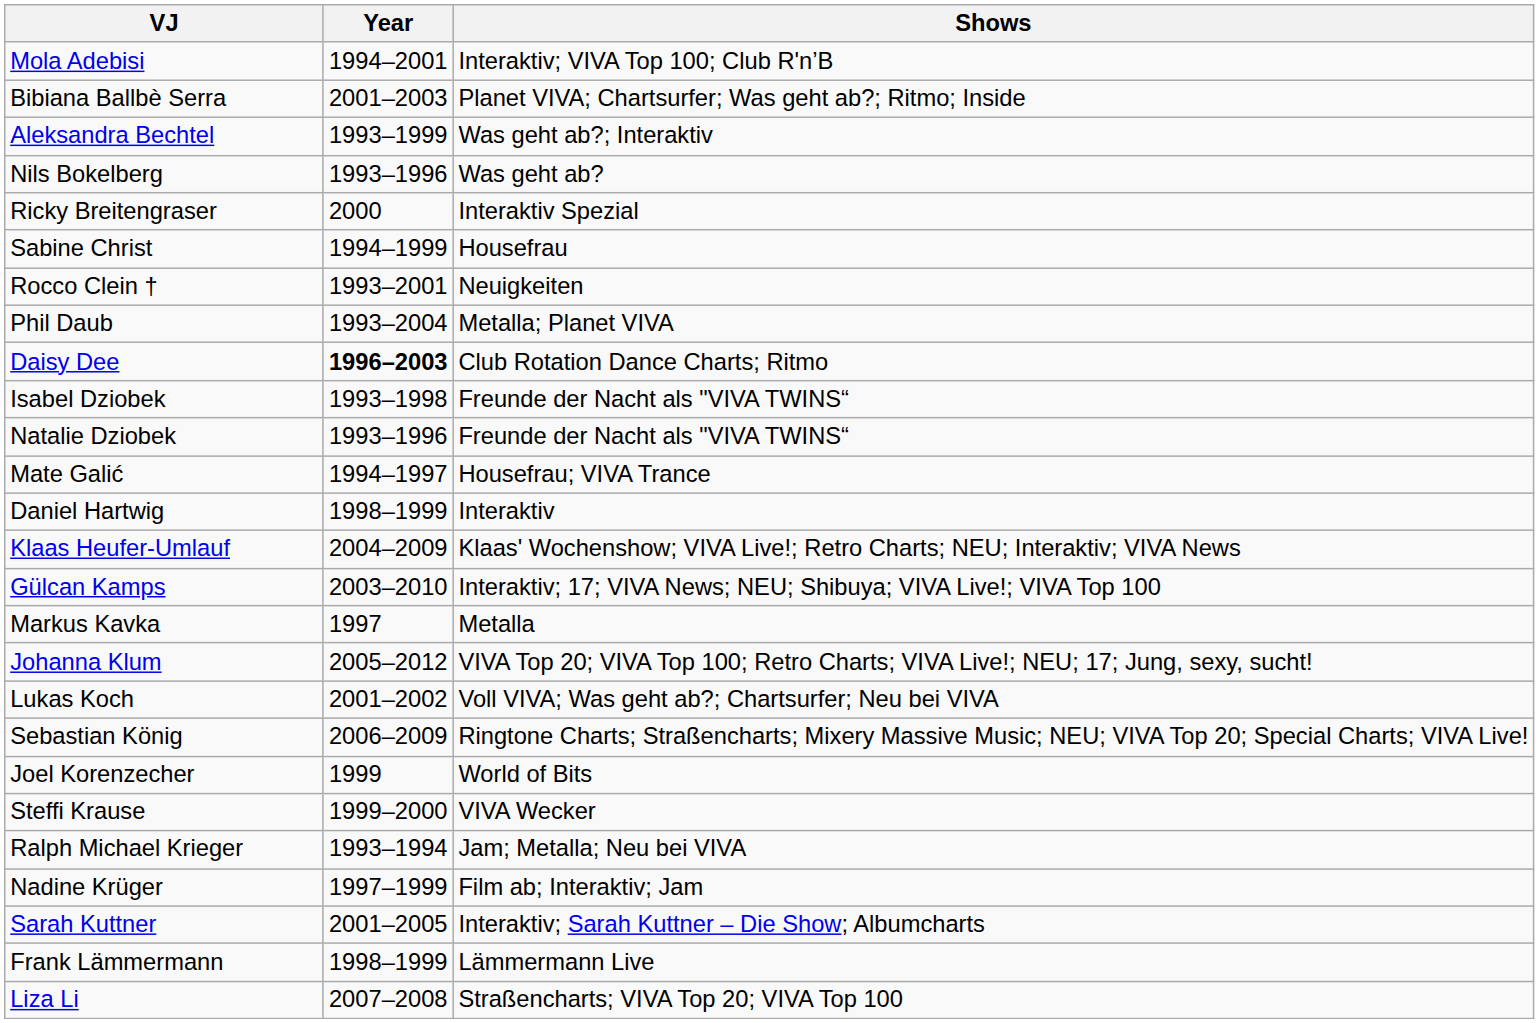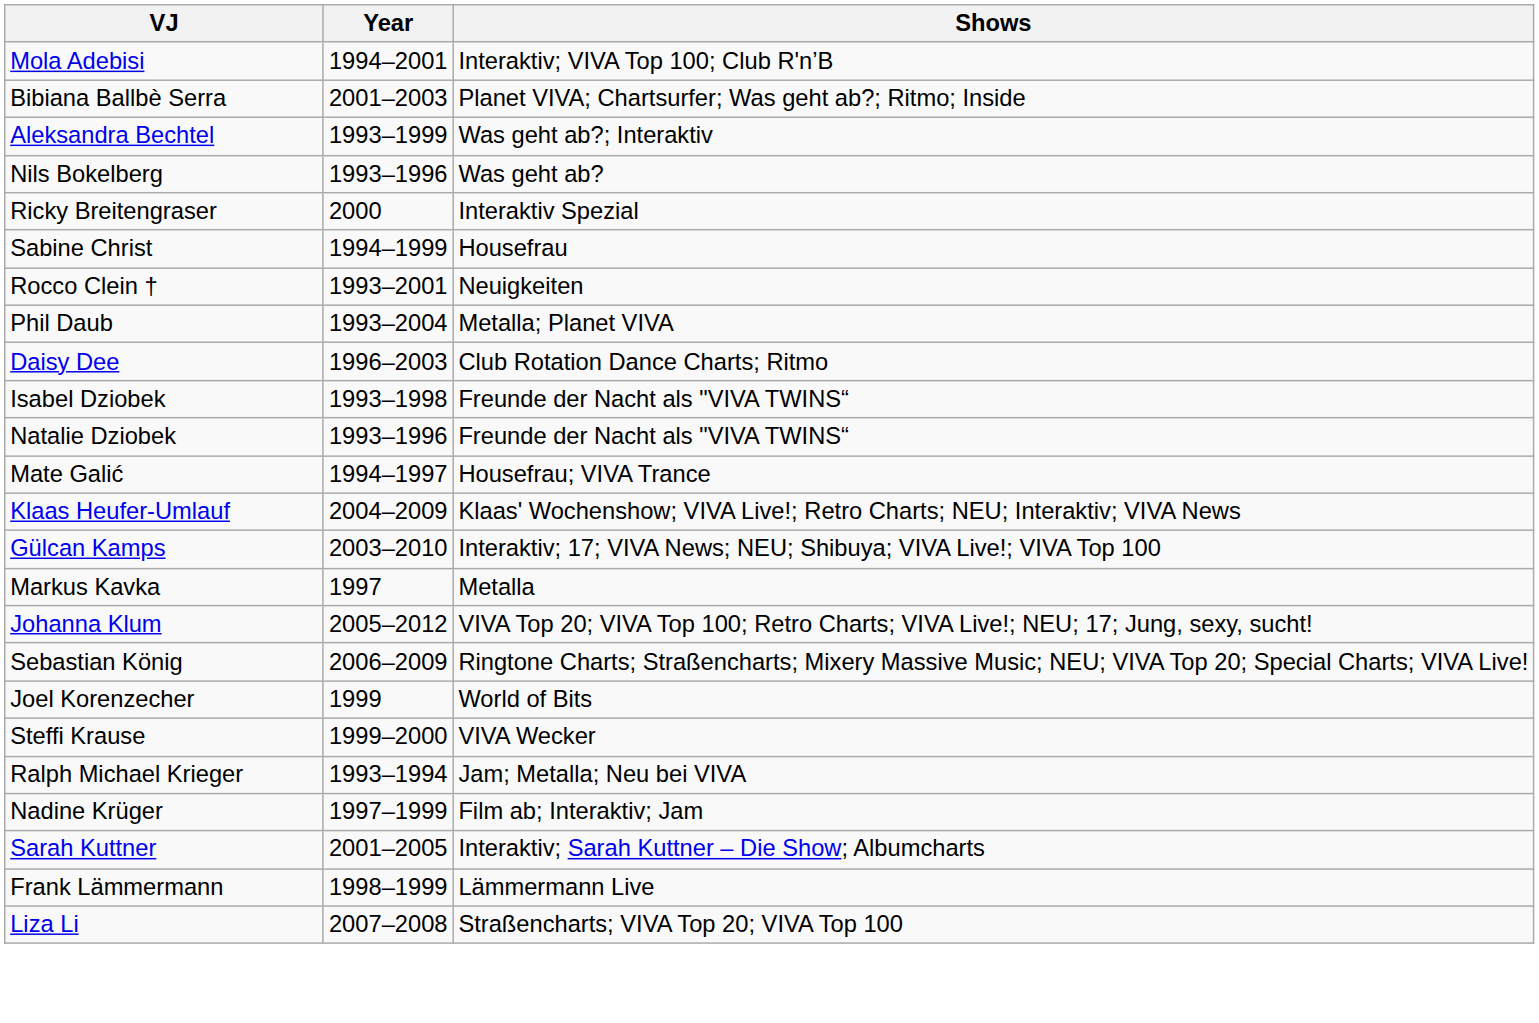(388, 361) bold -> (388, 361) normal
- row: (87, 511)
- row: (72, 699)
